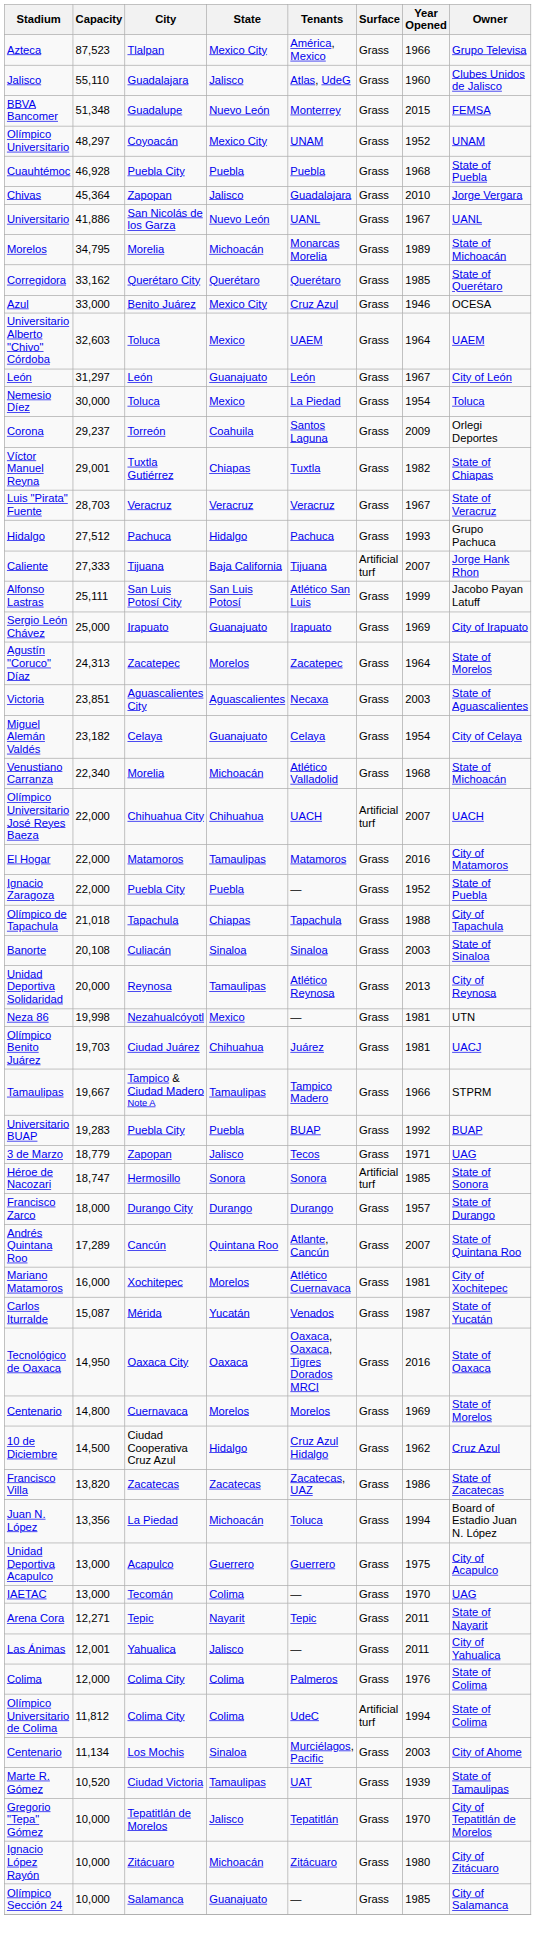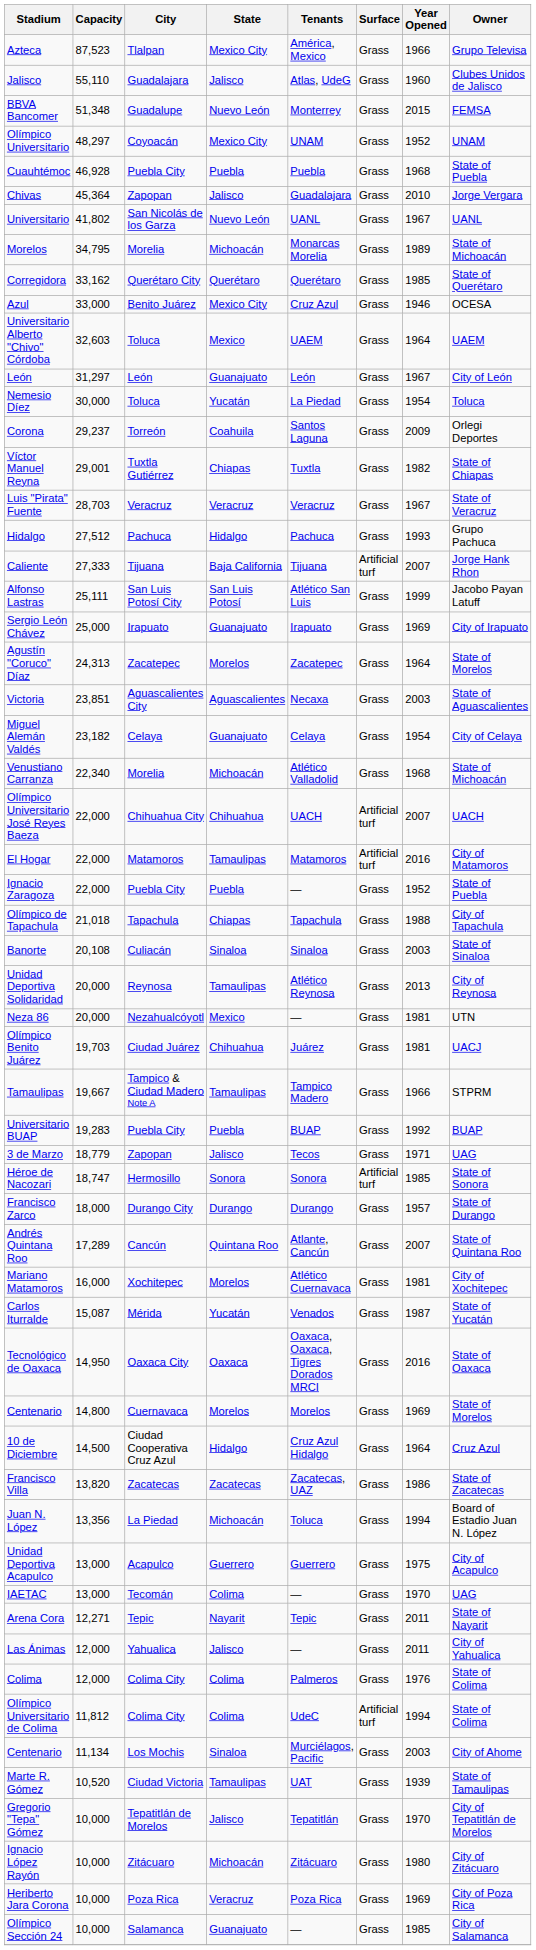(93, 219) 41,886 -> (93, 219) 41,802
(227, 401) Mexico -> (229, 401) Yucatán
(374, 859) Grass -> (379, 859) Artificial turf
(93, 1017) 19,998 -> (93, 1017) 20,000
(418, 1447) 1962 -> (418, 1447) 1964
(93, 1649) 12,001 -> (93, 1649) 12,000
+ row: (38, 1899)
